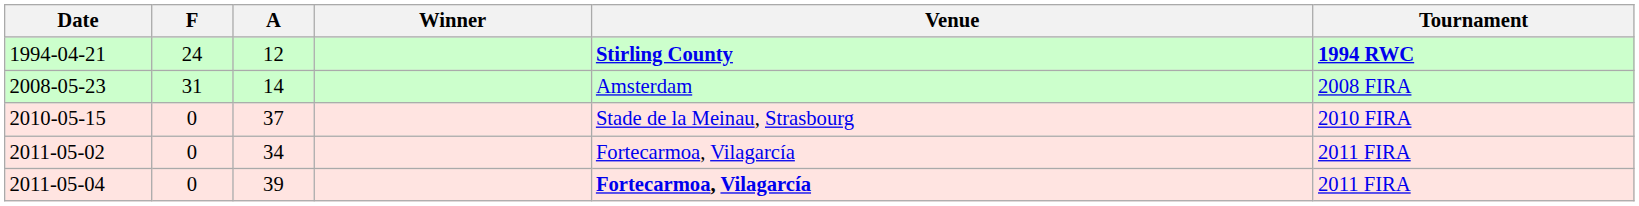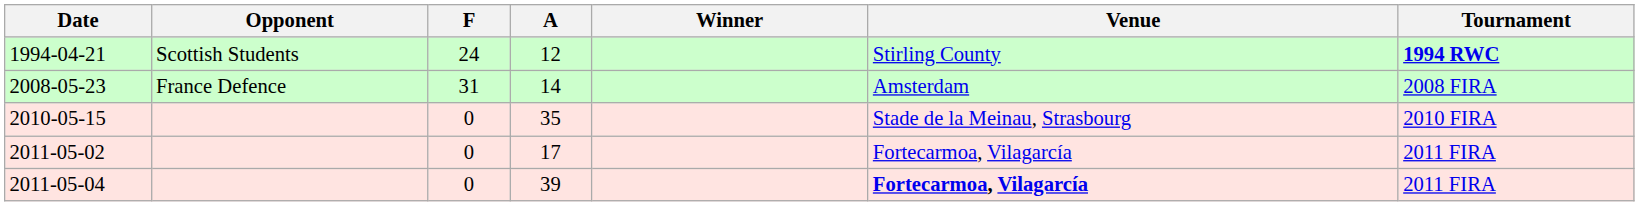+ column: (290, 20)
(664, 53) bold -> (937, 53) normal
(273, 119) 37 -> (550, 119) 35
(273, 151) 34 -> (550, 151) 17
